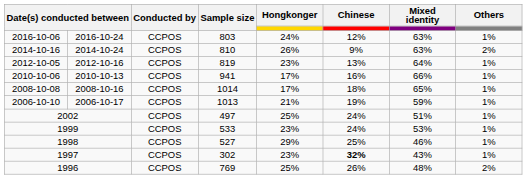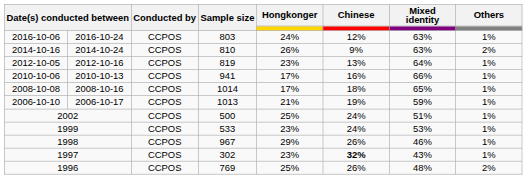(227, 115) 497 -> (227, 115) 500
(227, 141) 527 -> (227, 141) 967
(356, 141) 25% -> (356, 141) 26%
